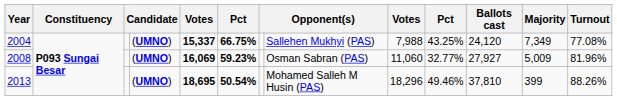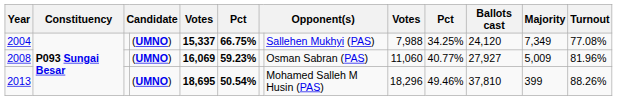(446, 42) 43.25% -> (446, 42) 34.25%
(446, 58) 32.77% -> (446, 58) 40.77%
